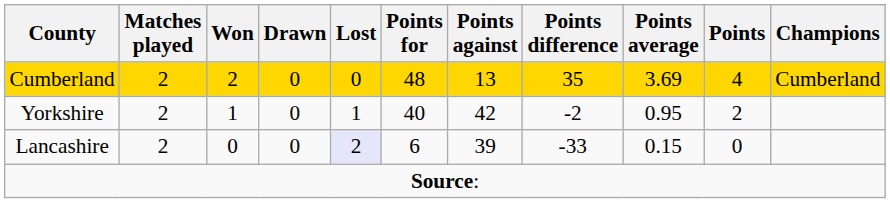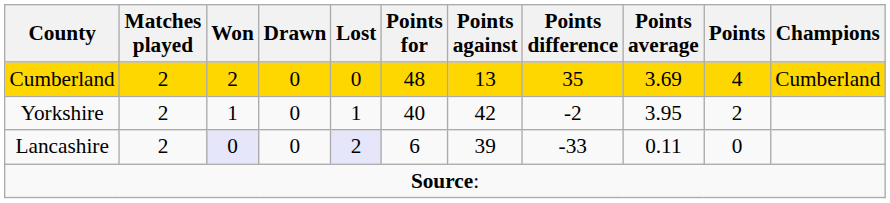(663, 112) 0.95 -> (663, 112) 3.95
(232, 146) no background -> (232, 146) lavender background
(663, 146) 0.15 -> (663, 146) 0.11
